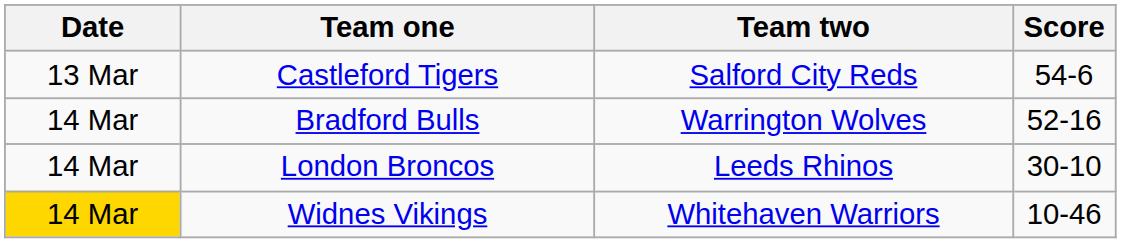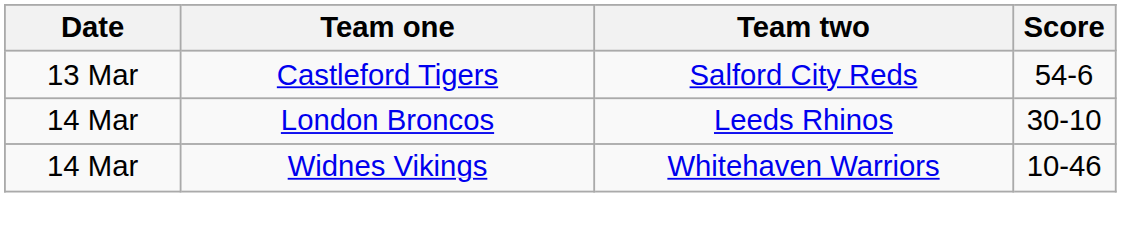- row: (387, 120)
(93, 213) gold background -> (93, 167) no background
